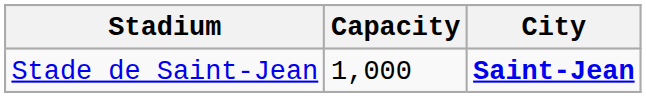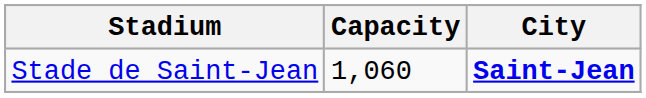(371, 71) 1,000 -> (371, 71) 1,060
